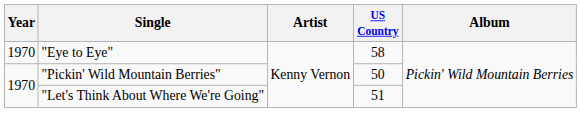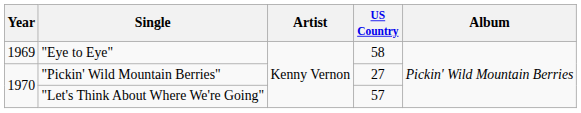(21, 52) 1970 -> (21, 52) 1969
(378, 74) 50 -> (378, 74) 27
(378, 96) 51 -> (378, 96) 57
